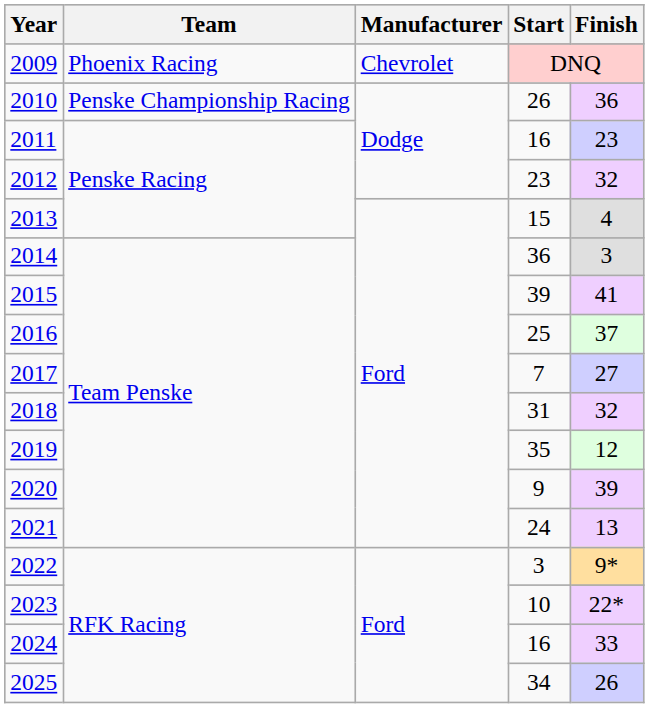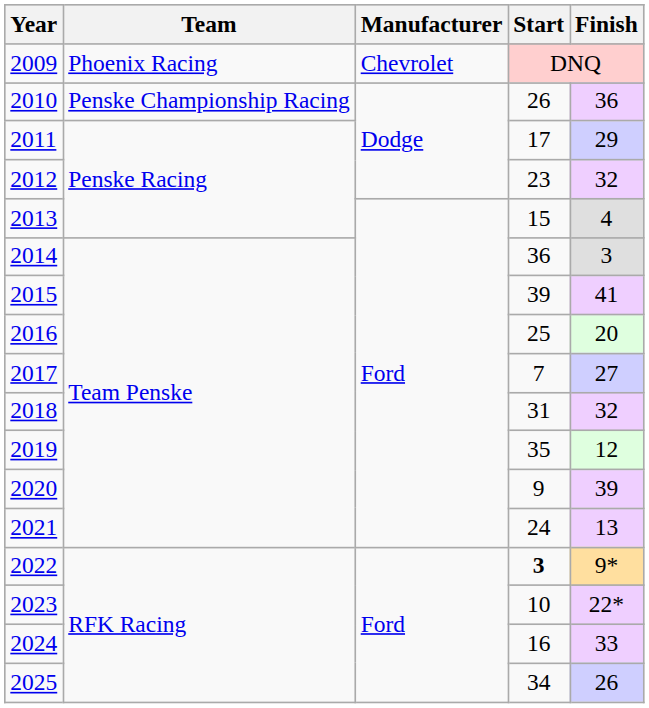(539, 140) 16 -> (539, 140) 17
(606, 140) 23 -> (606, 140) 29
(606, 333) 37 -> (606, 333) 20
(539, 566) normal -> (539, 566) bold
